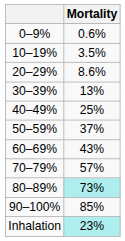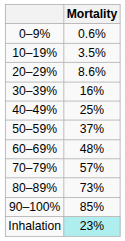(92, 91) 13% -> (92, 91) 16%
(92, 149) 43% -> (92, 149) 48%
(92, 187) paleturquoise background -> (92, 187) no background
